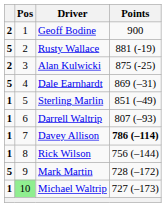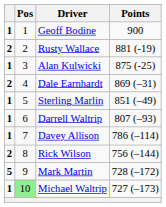(9, 31) 2 -> (9, 31) 1
(9, 48) 5 -> (9, 48) 2
(9, 66) 2 -> (9, 66) 1
(9, 83) 5 -> (9, 83) 2
(135, 136) bold -> (135, 136) normal
(9, 153) 1 -> (9, 153) 2
